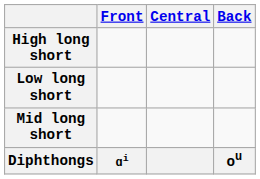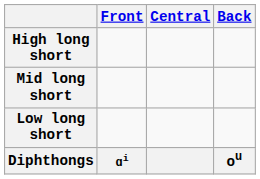rows swapped: (51, 127) <-> (51, 88)
